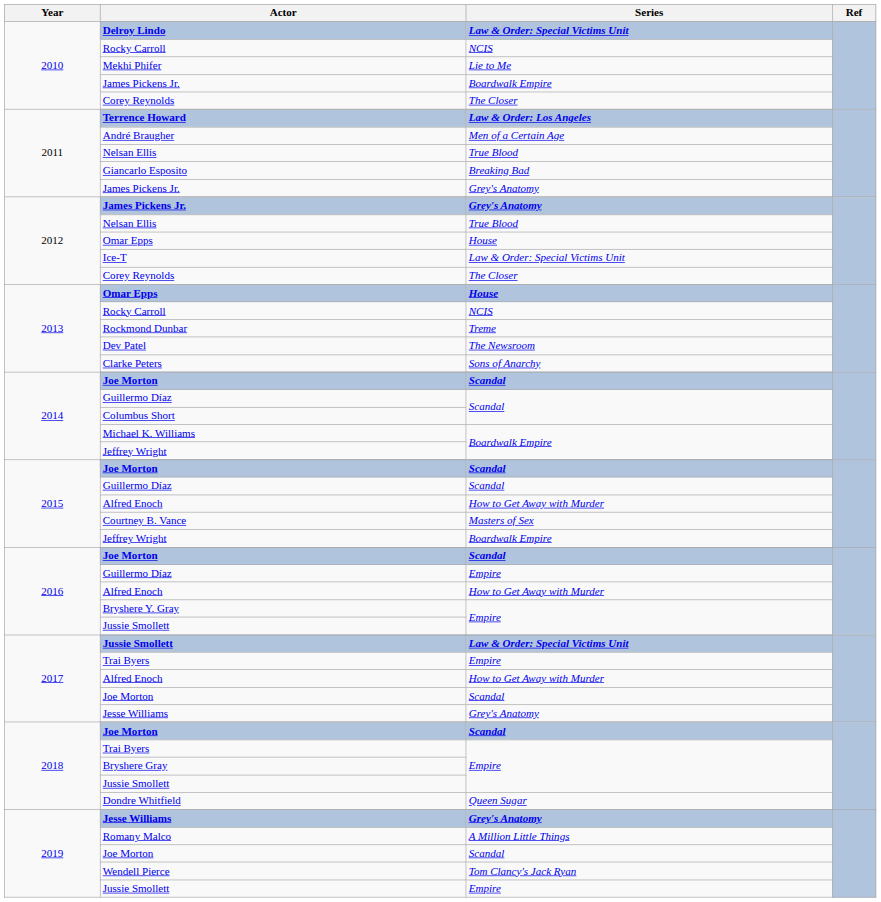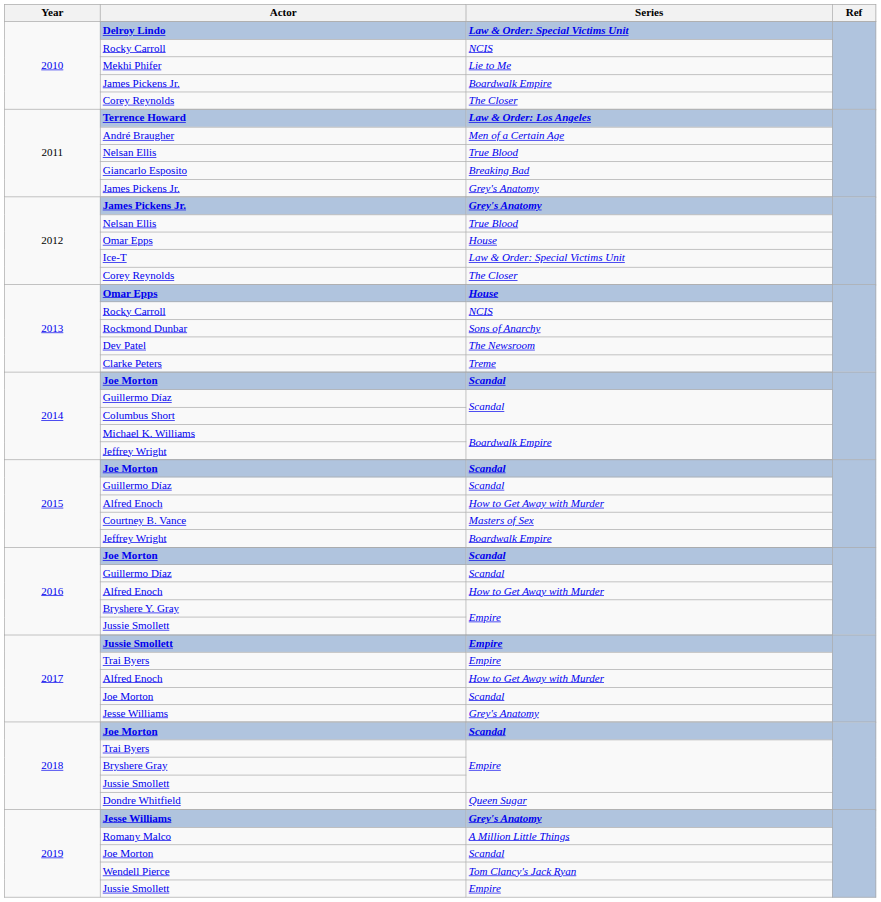(482, 328) Treme -> (505, 328) Sons of Anarchy
(505, 363) Sons of Anarchy -> (482, 363) Treme
(485, 573) Empire -> (487, 573) Scandal
(549, 643) Law & Order: Special Victims Unit -> (486, 643) Empire
